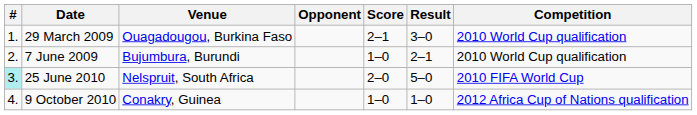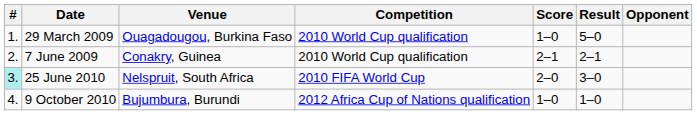columns swapped: (330, 15) <-> (573, 15)
(378, 36) 2–1 -> (547, 36) 1–0
(421, 36) 3–0 -> (590, 36) 5–0
(181, 57) Bujumbura, Burundi -> (172, 57) Conakry, Guinea
(378, 57) 1–0 -> (547, 57) 2–1
(421, 78) 5–0 -> (590, 78) 3–0
(172, 99) Conakry, Guinea -> (181, 99) Bujumbura, Burundi
